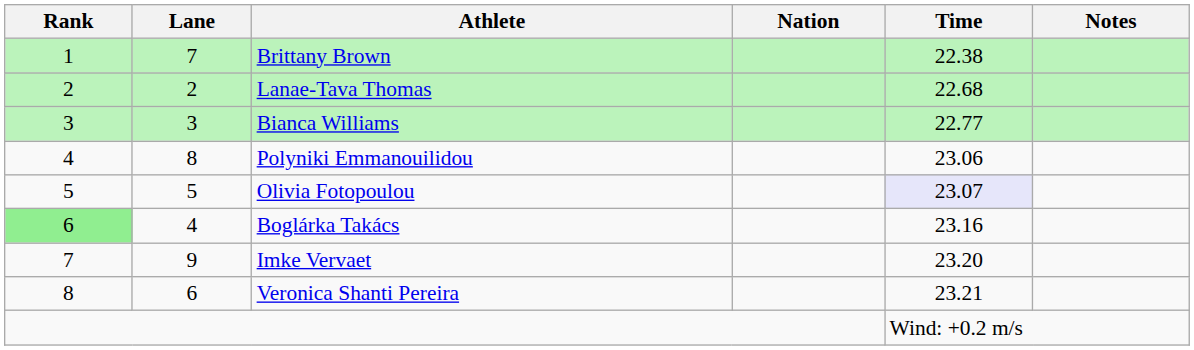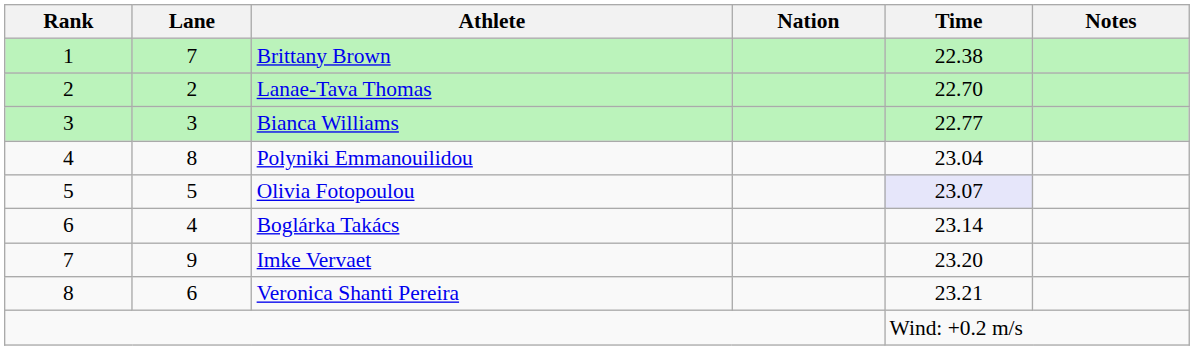(959, 89) 22.68 -> (959, 89) 22.70
(959, 157) 23.06 -> (959, 157) 23.04
(68, 225) lightgreen background -> (68, 225) no background
(959, 225) 23.16 -> (959, 225) 23.14
